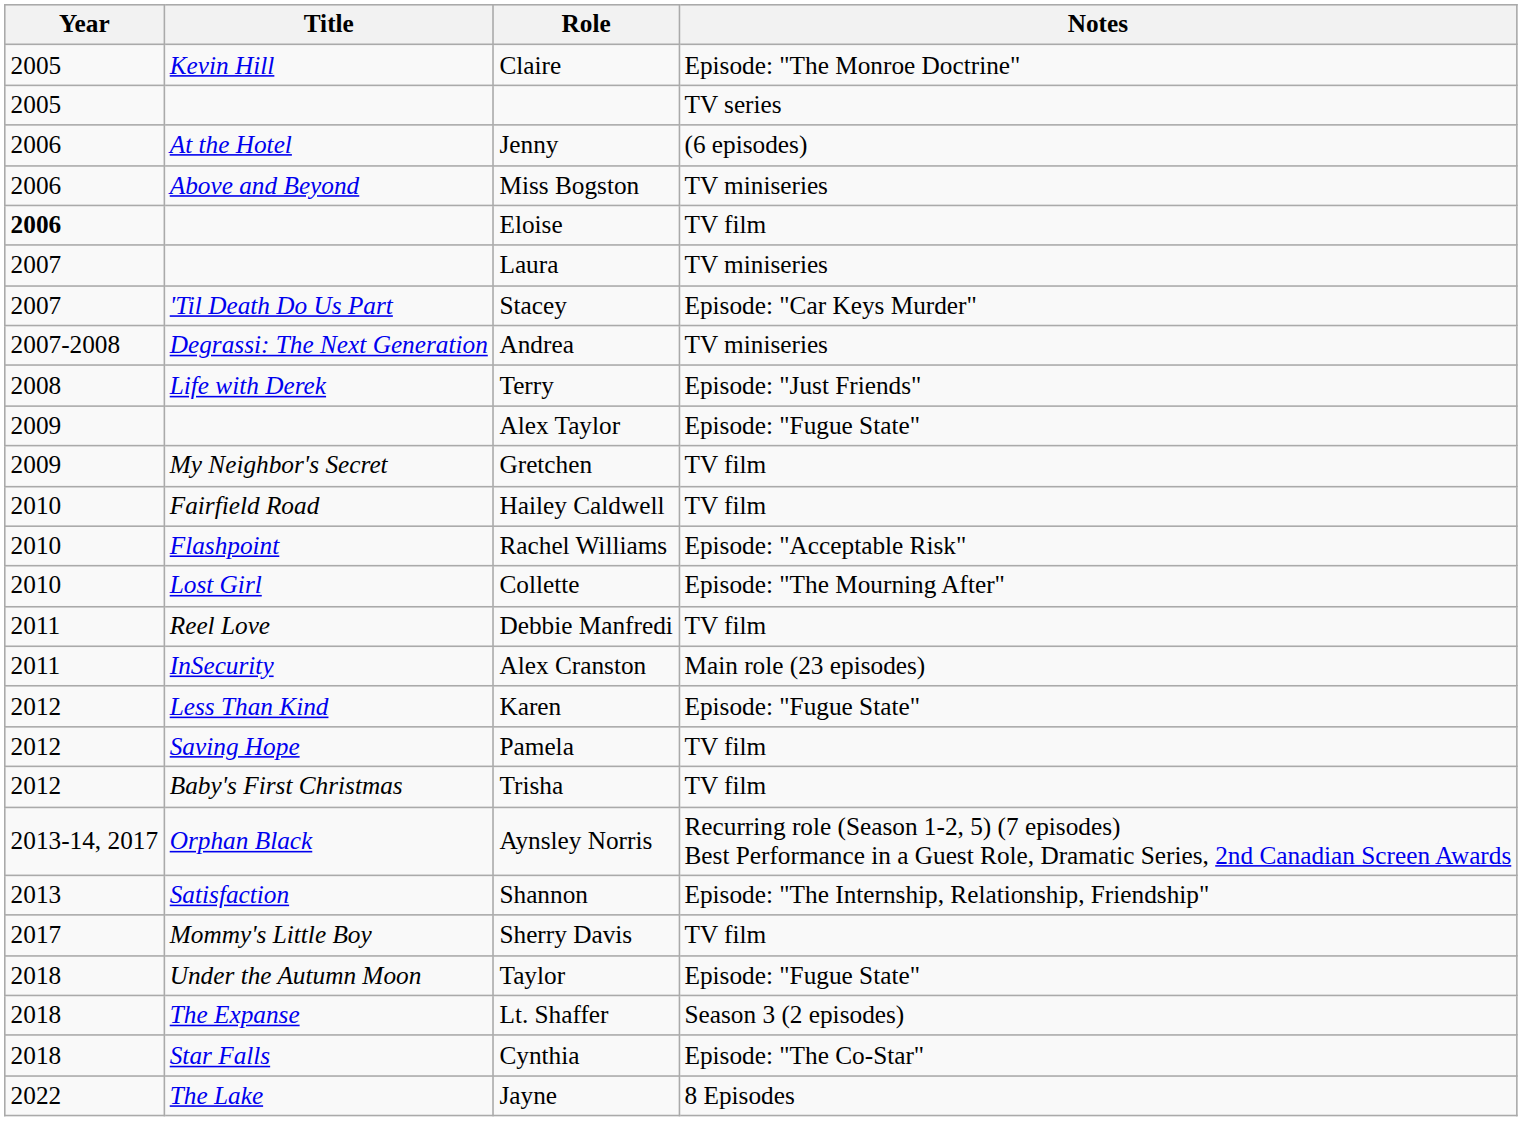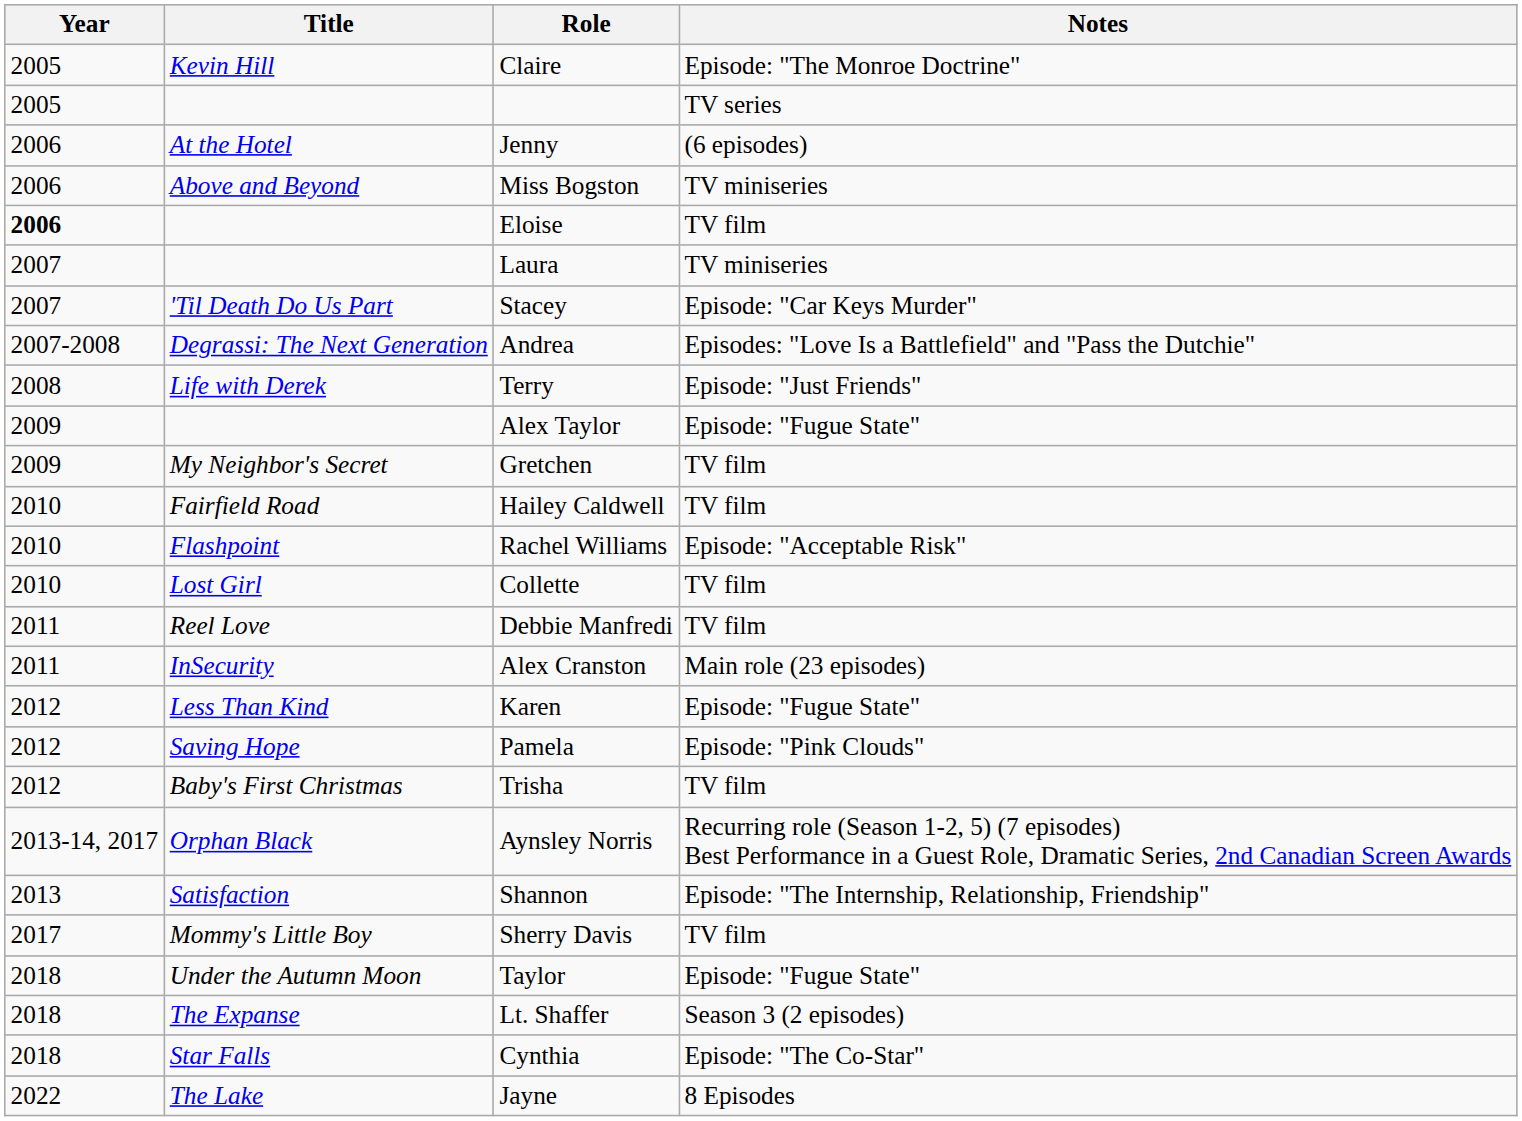(756, 345) TV miniseries -> (970, 345) Episodes: "Love Is a Battlefield" and "Pass the Dutchie"
(845, 585) Episode: "The Mourning After" -> (725, 585) TV film
(725, 746) TV film -> (804, 746) Episode: "Pink Clouds"
